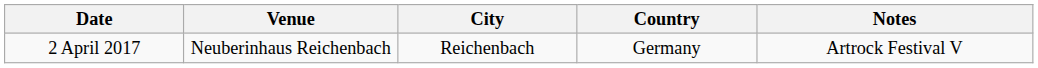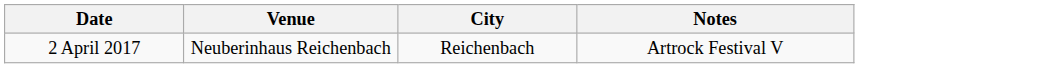- column: (667, 18)
